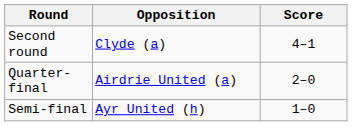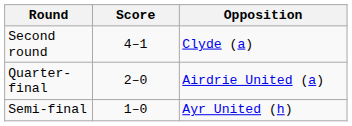columns swapped: (176, 15) <-> (303, 15)
